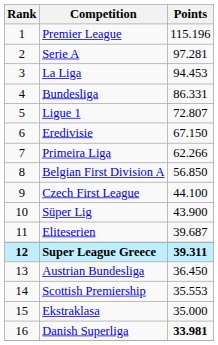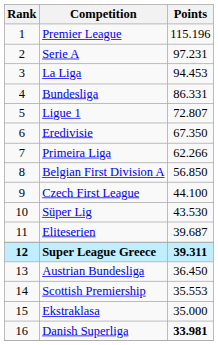(190, 53) 97.281 -> (190, 53) 97.231
(190, 133) 67.150 -> (190, 133) 67.350
(190, 212) 43.900 -> (190, 212) 43.530
